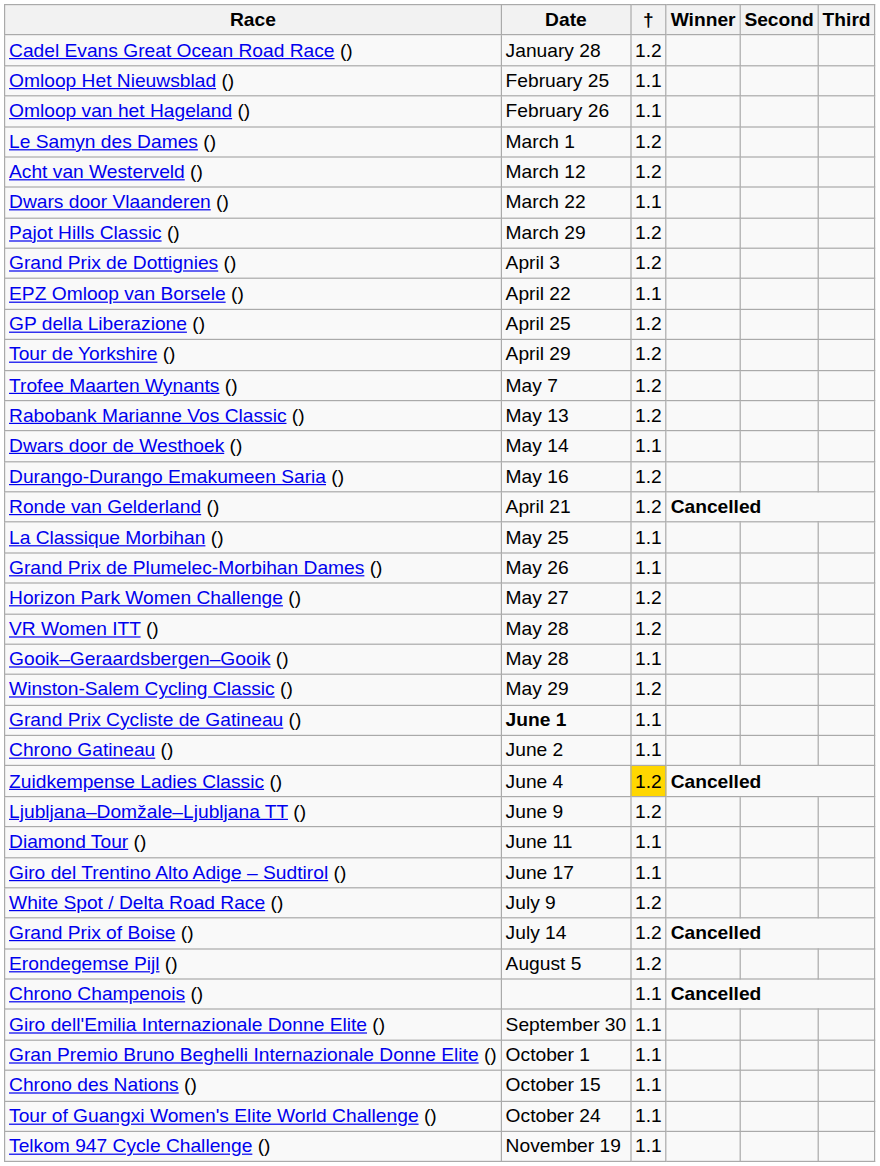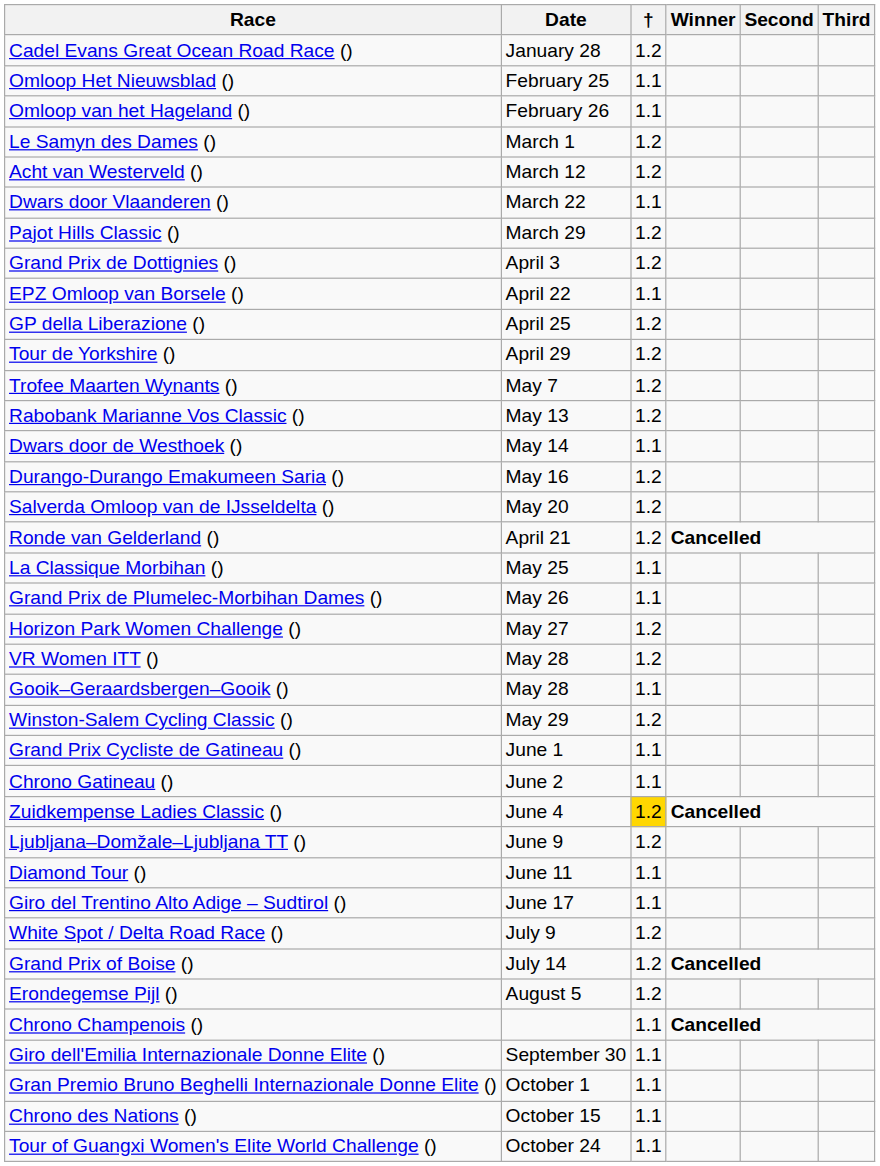+ row: (172, 506)
(536, 720) bold -> (534, 750) normal
- row: (140, 1146)
